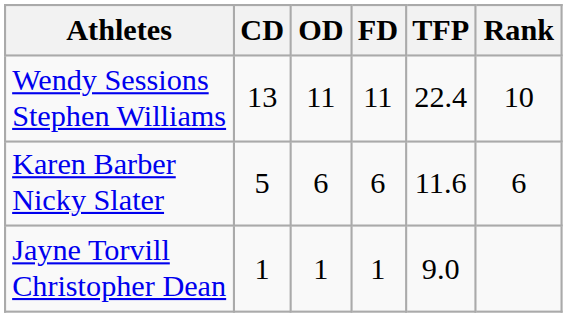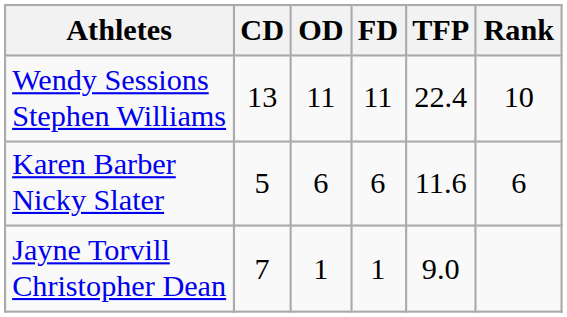(262, 268) 1 -> (262, 268) 7
